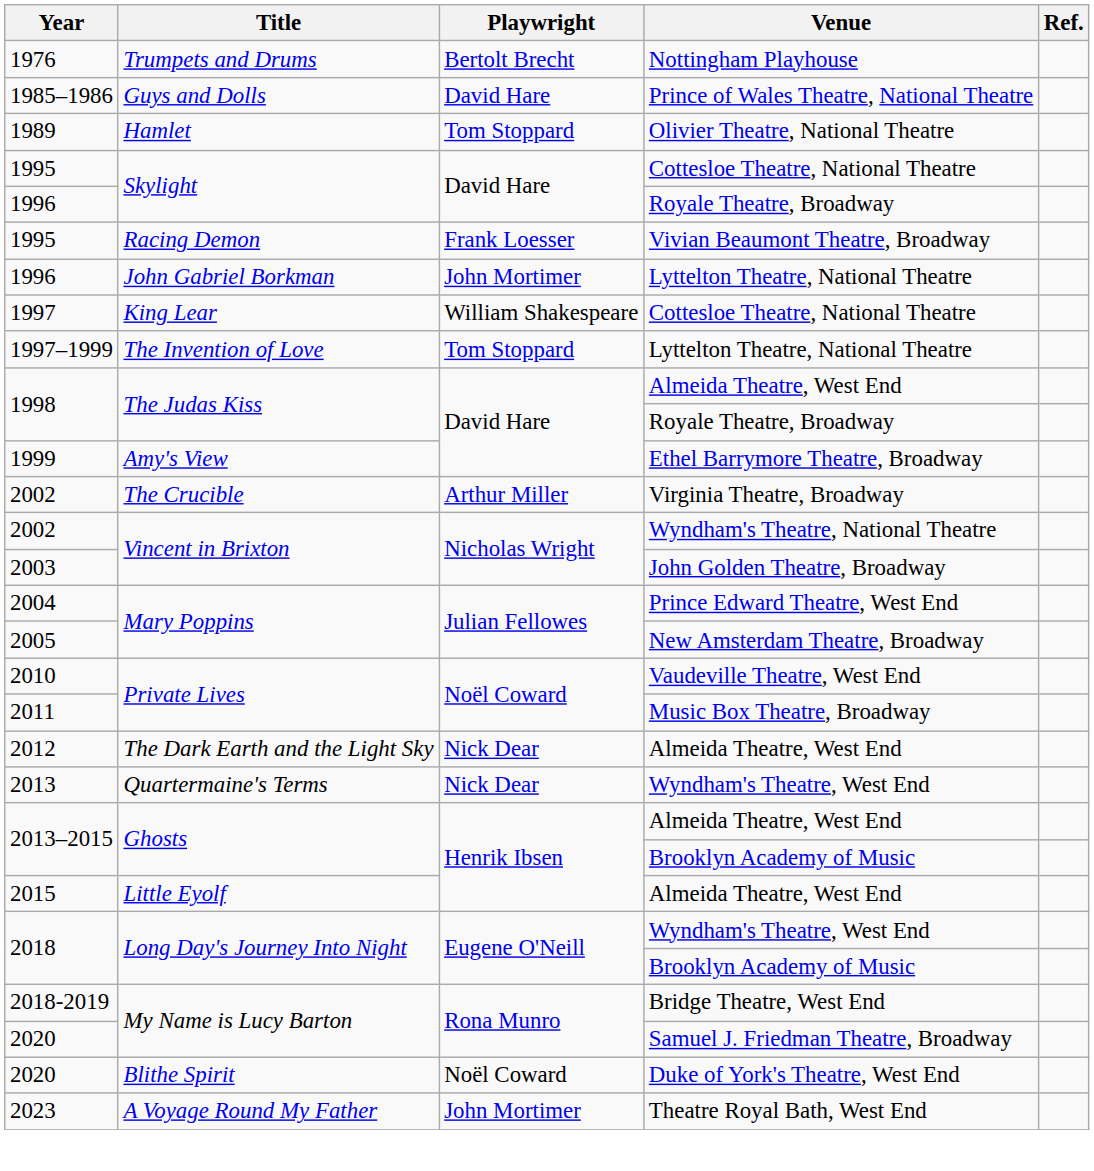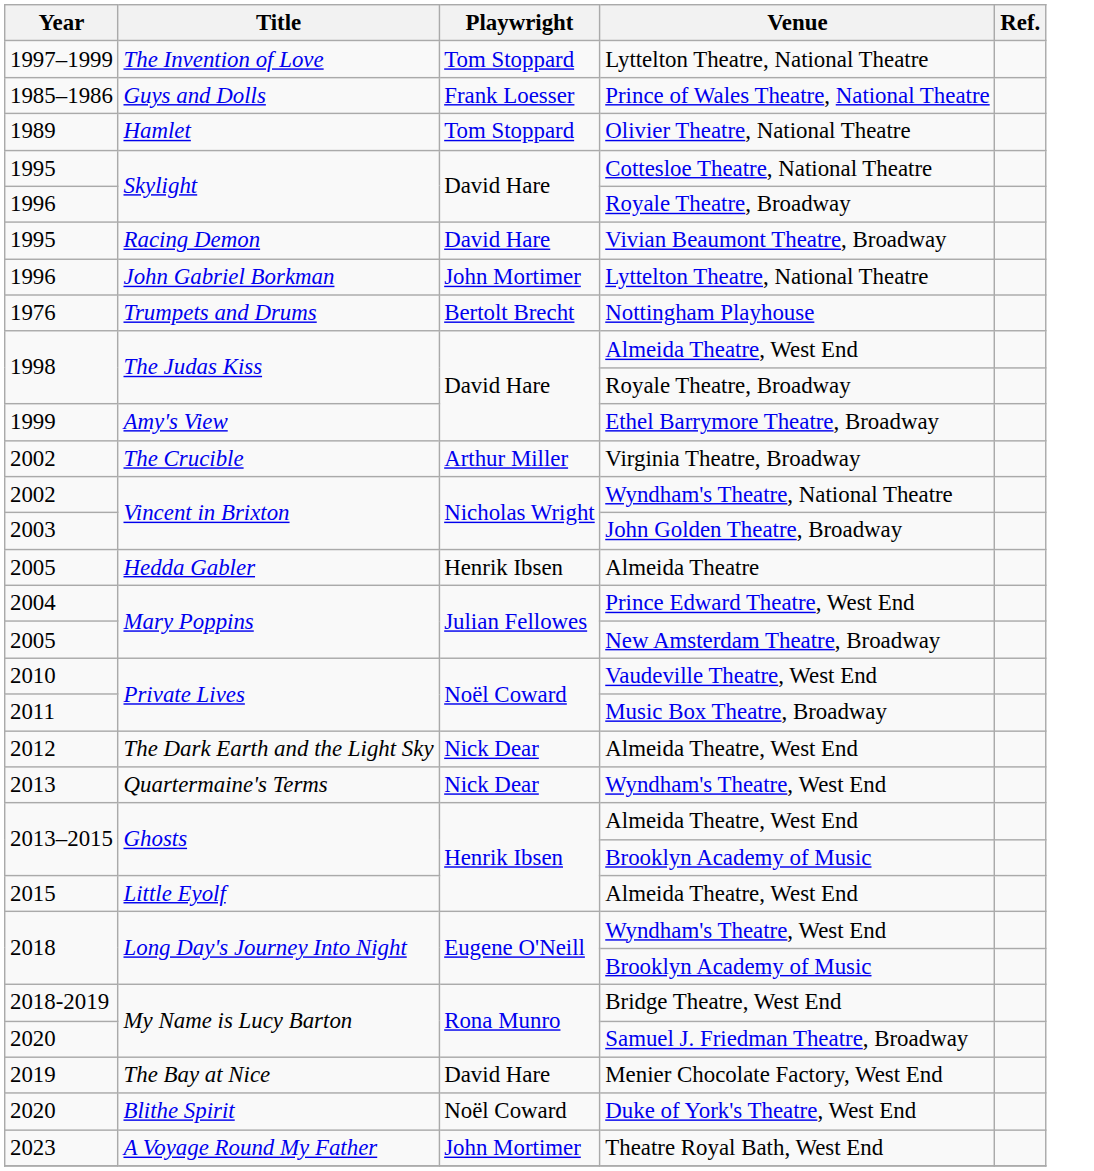rows swapped: (33, 58) <-> (61, 349)
(497, 95) David Hare -> (509, 95) Frank Loesser
(509, 240) Frank Loesser -> (497, 240) David Hare
- row: (33, 312)
+ row: (33, 566)
+ row: (33, 1074)
